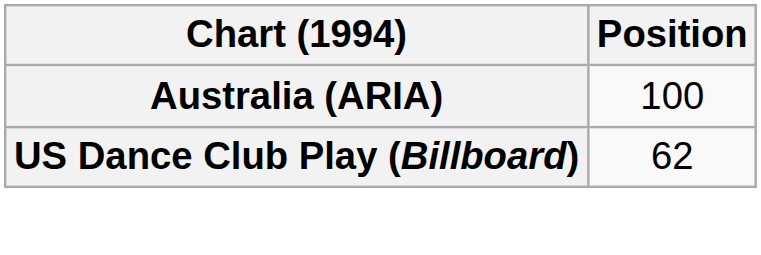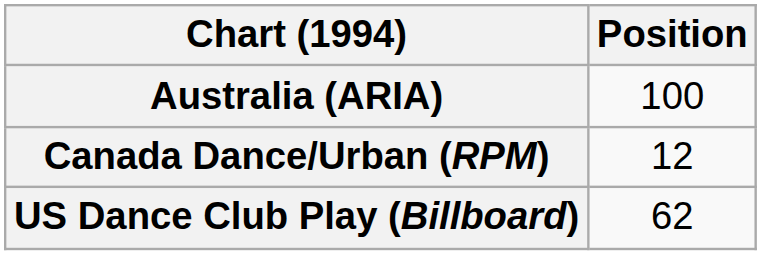+ row: (297, 156)
